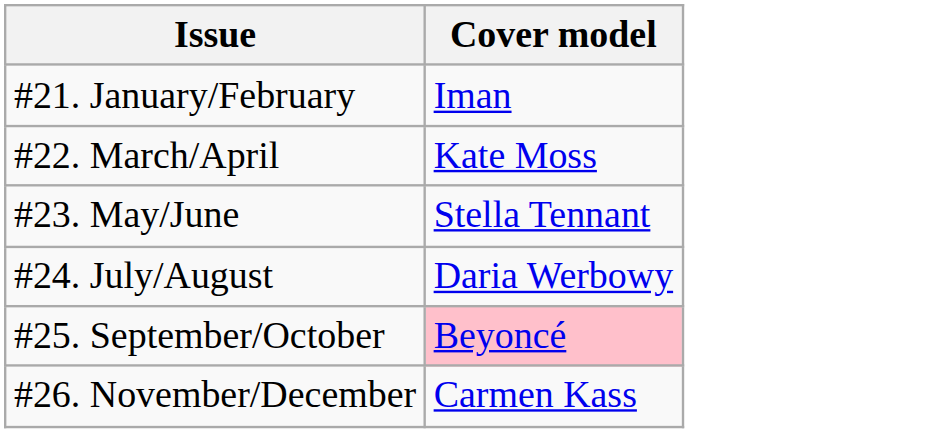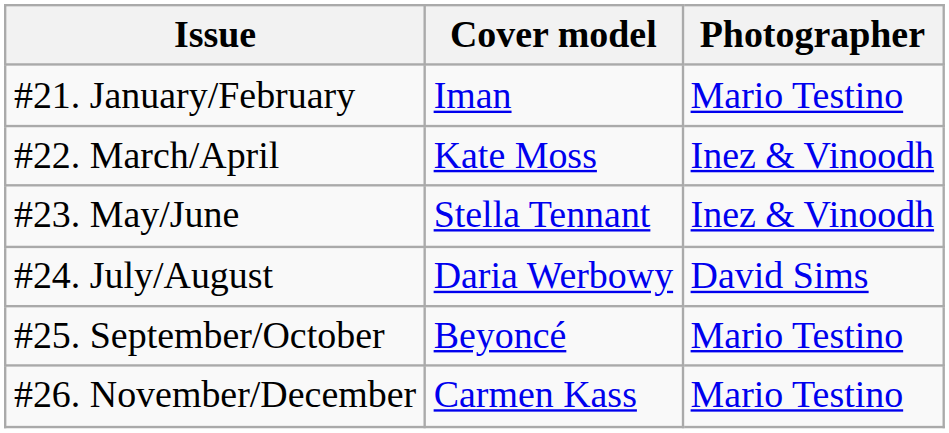+ column: (812, 34)
(500, 335) pink background -> (500, 335) no background
